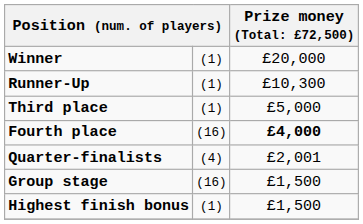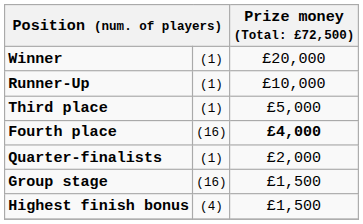(294, 83) £10,300 -> (294, 83) £10,000
(211, 158) (4) -> (211, 158) (1)
(294, 157) £2,001 -> (294, 157) £2,000
(211, 207) (1) -> (211, 207) (4)
